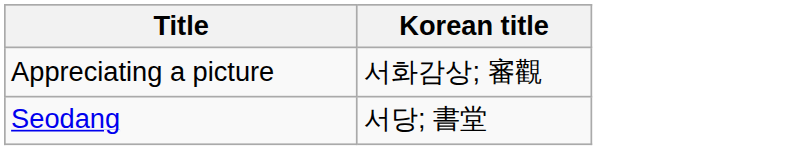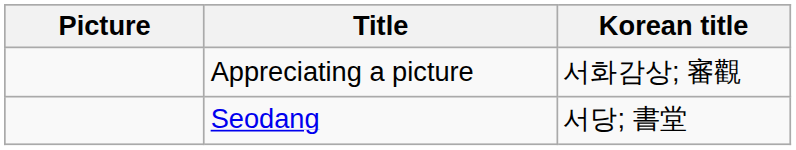+ column: (105, 26)
